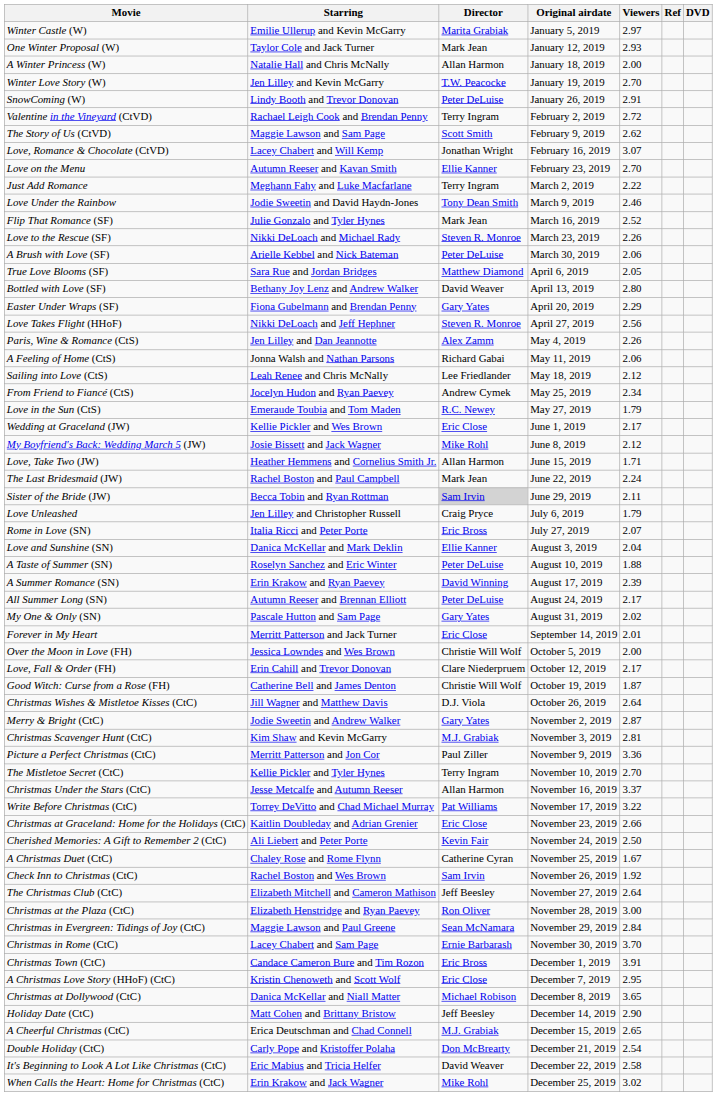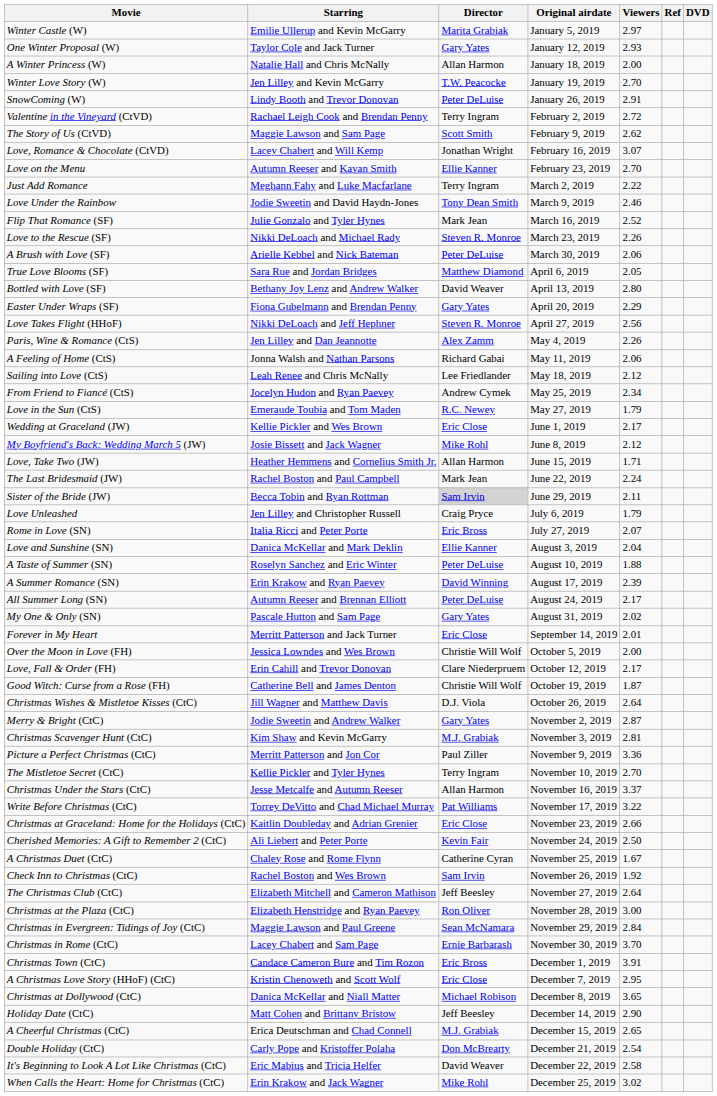(464, 47) Mark Jean -> (465, 47) Gary Yates
